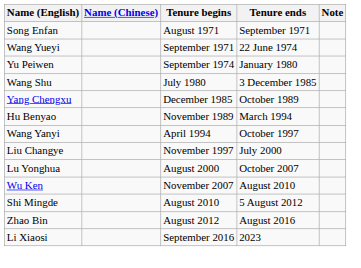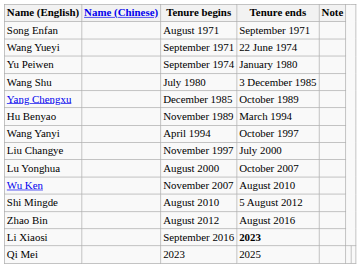(250, 237) normal -> (250, 237) bold
+ row: (22, 254)
